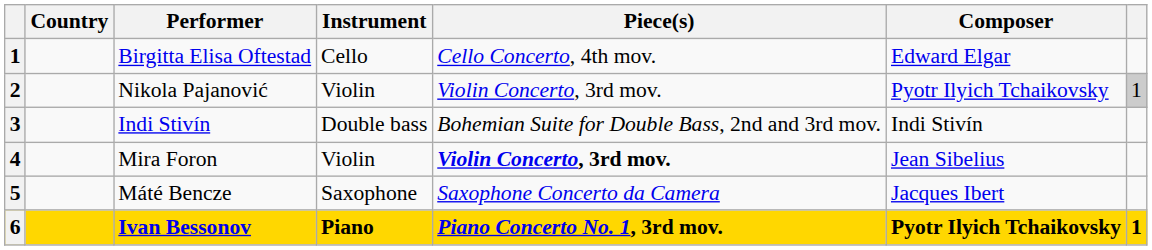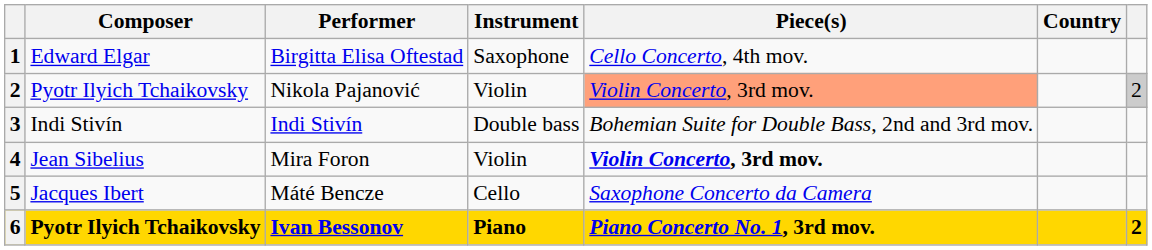columns swapped: (69, 21) <-> (1006, 21)
(345, 55) Cello -> (521, 55) Saxophone
(549, 90) no background -> (701, 90) lightsalmon background
(1136, 90) 1 -> (1136, 90) 2
(369, 192) Saxophone -> (497, 192) Cello
(1136, 227) 1 -> (1136, 227) 2
